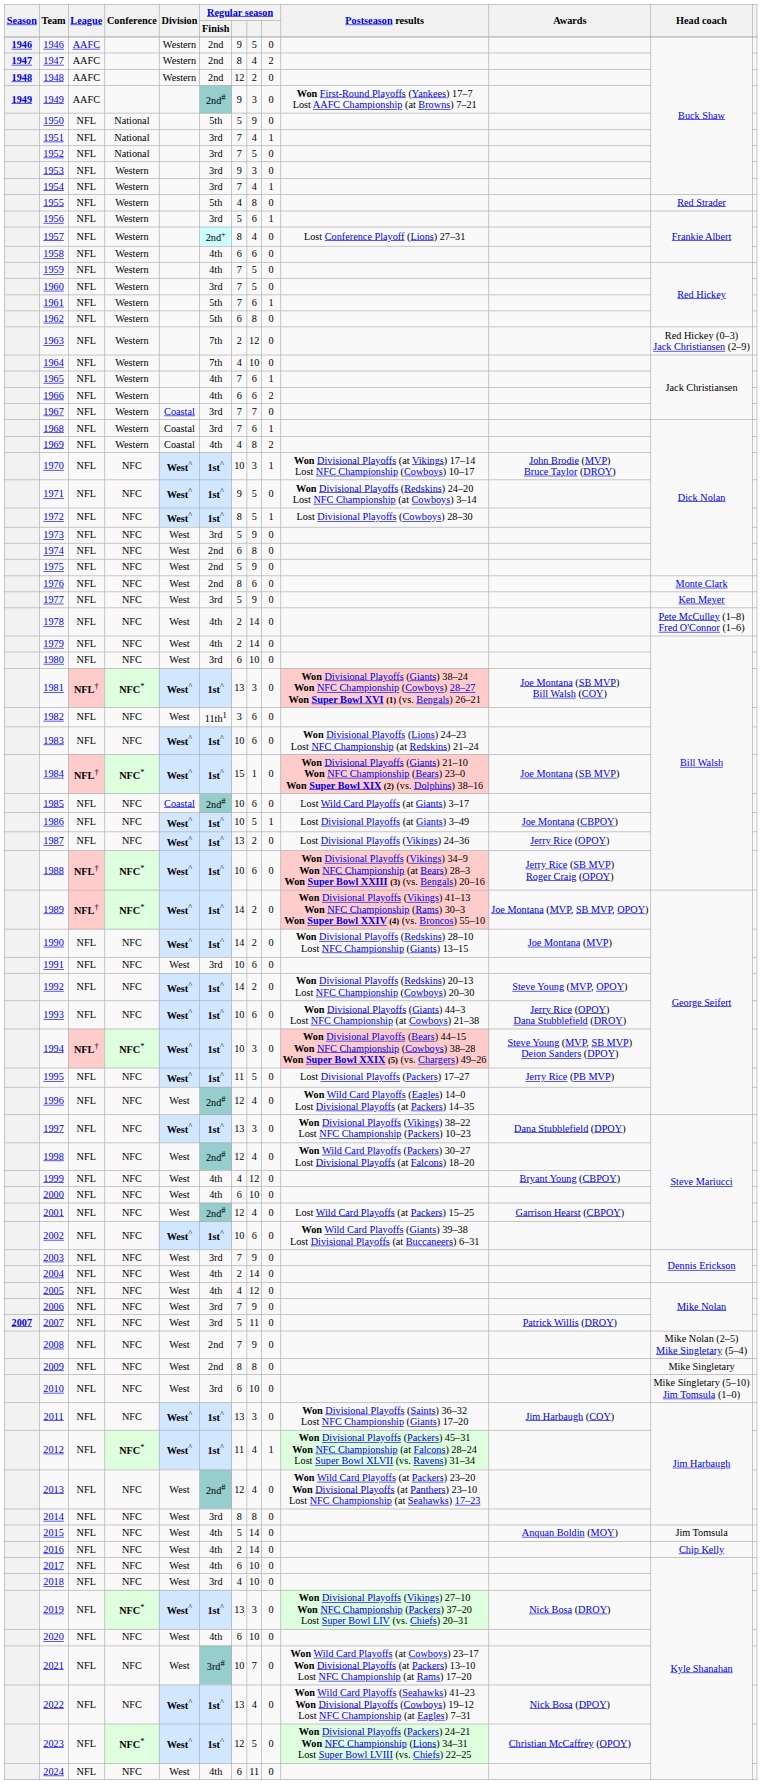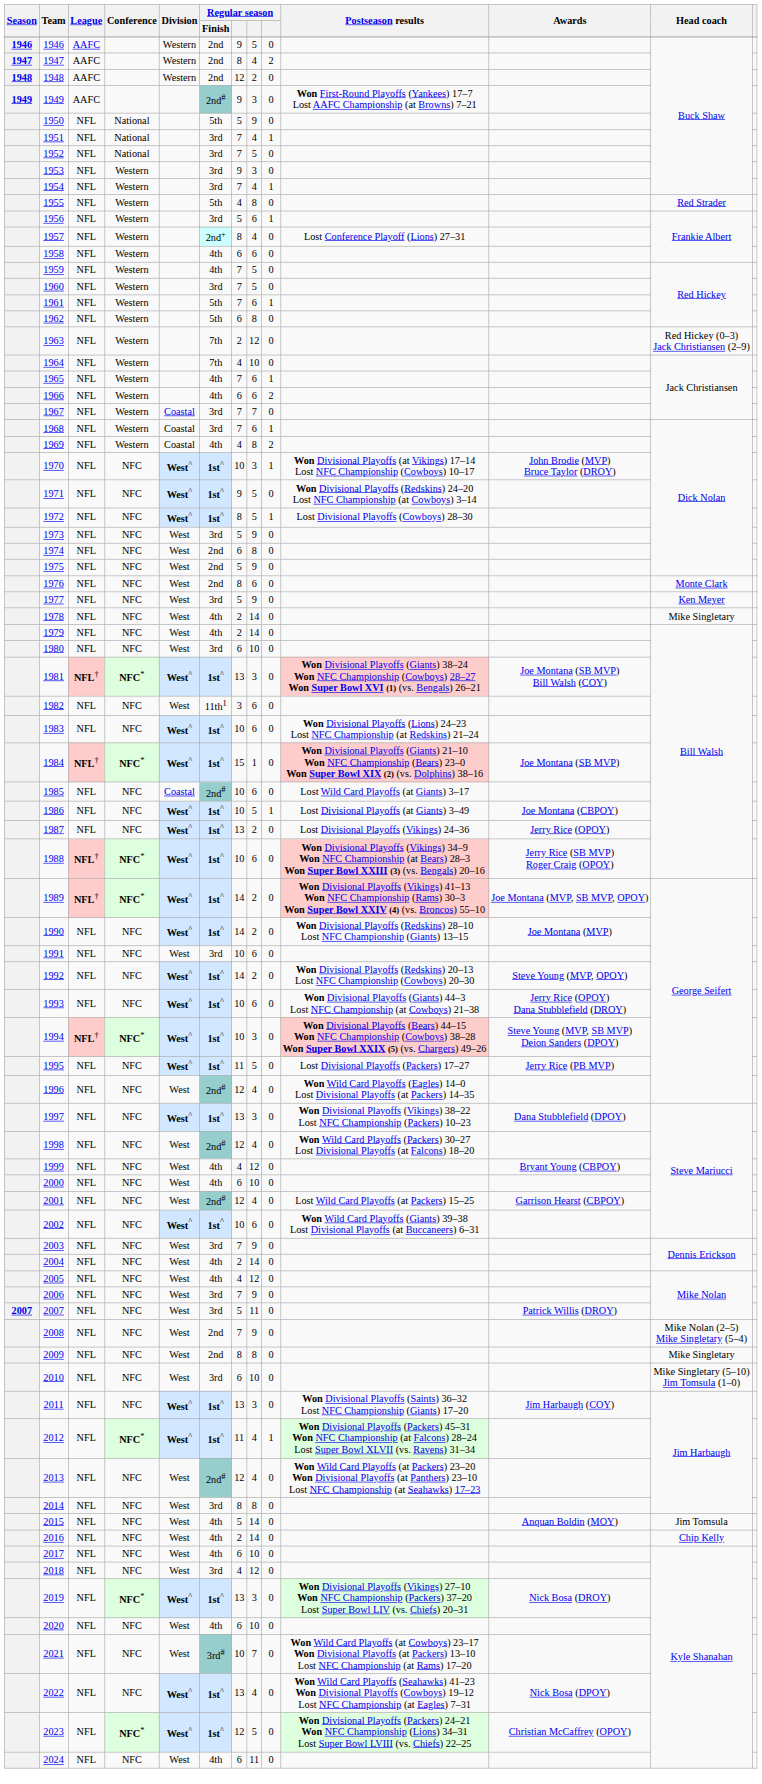(702, 622) Pete McCulley (1–8) Fred O'Connor (1–6) -> (702, 616) Mike Singletary
(254, 1582) 10 -> (254, 1570) 12
